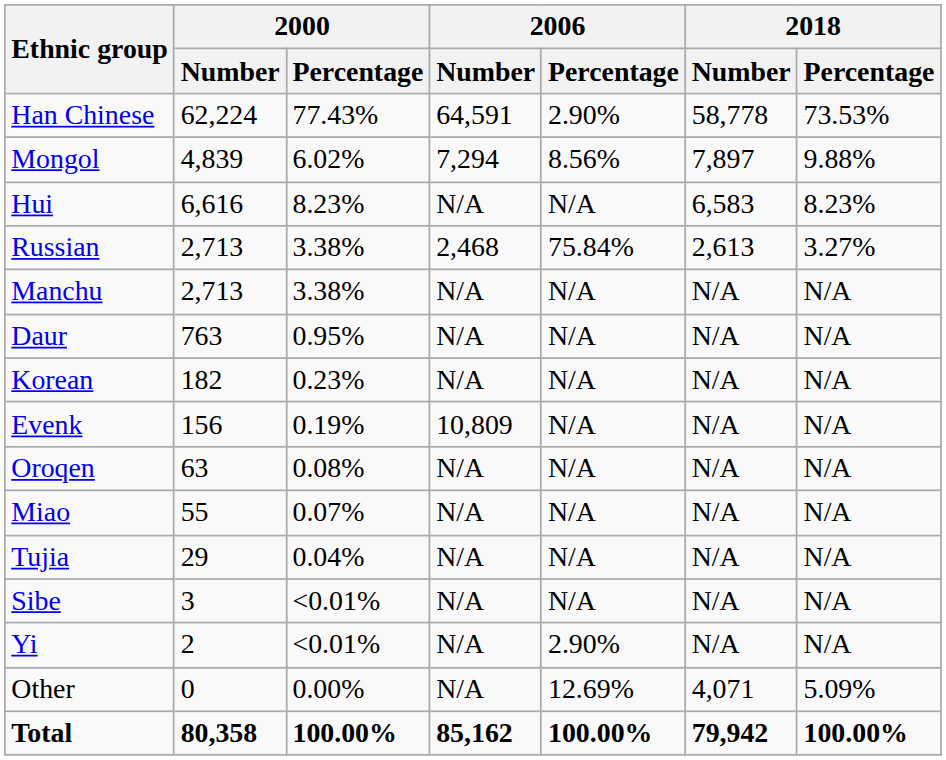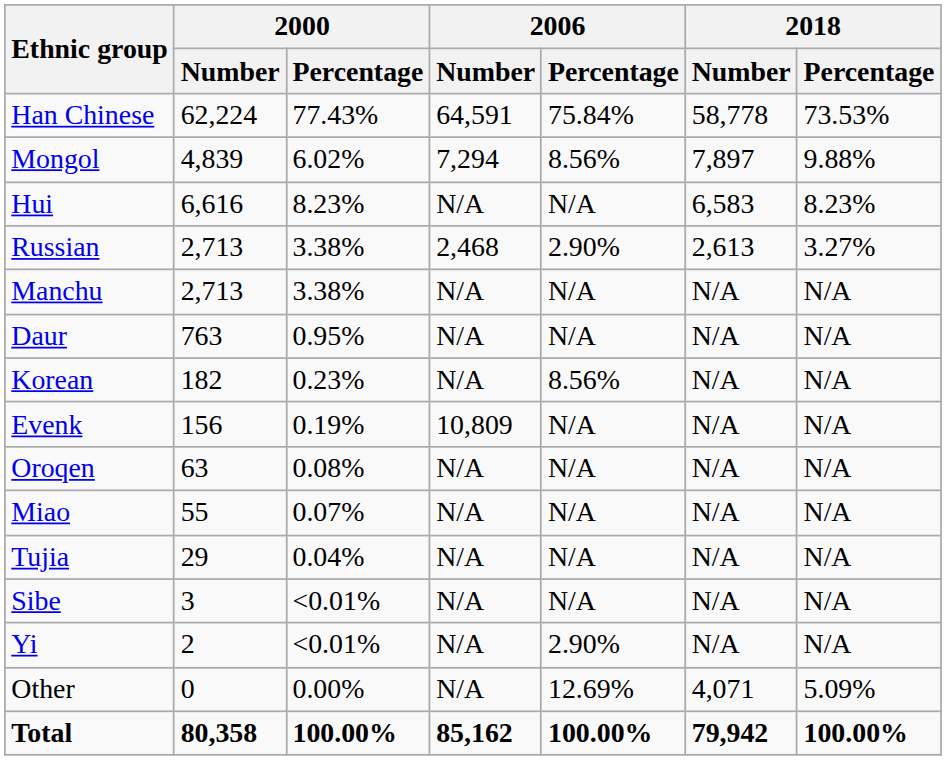(584, 114) 2.90% -> (591, 114) 75.84%
(591, 247) 75.84% -> (584, 247) 2.90%
(572, 379) N/A -> (584, 379) 8.56%
